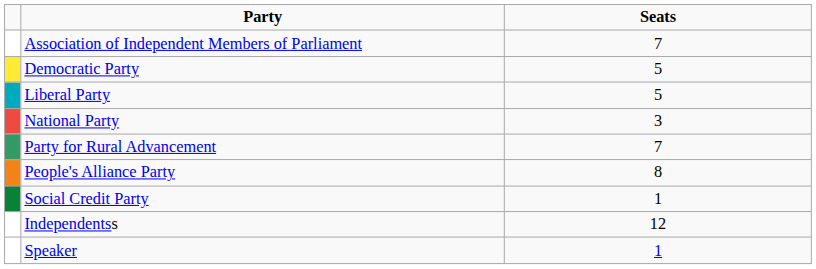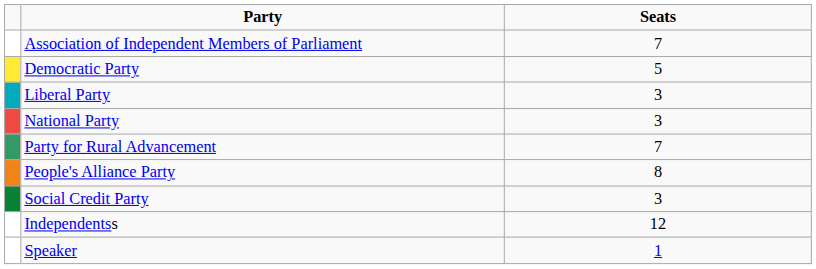(658, 95) 5 -> (658, 95) 3
(658, 198) 1 -> (658, 198) 3
